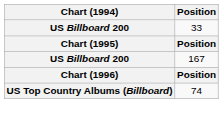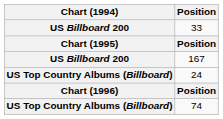+ row: (197, 75)
